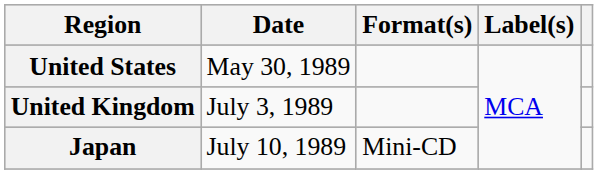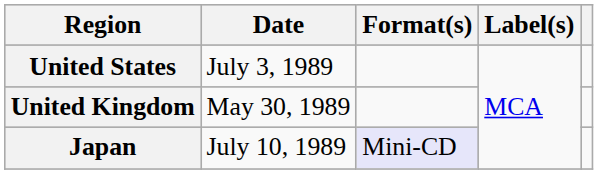(278, 65) May 30, 1989 -> (270, 65) July 3, 1989
(270, 106) July 3, 1989 -> (278, 106) May 30, 1989
(409, 147) no background -> (409, 147) lavender background
